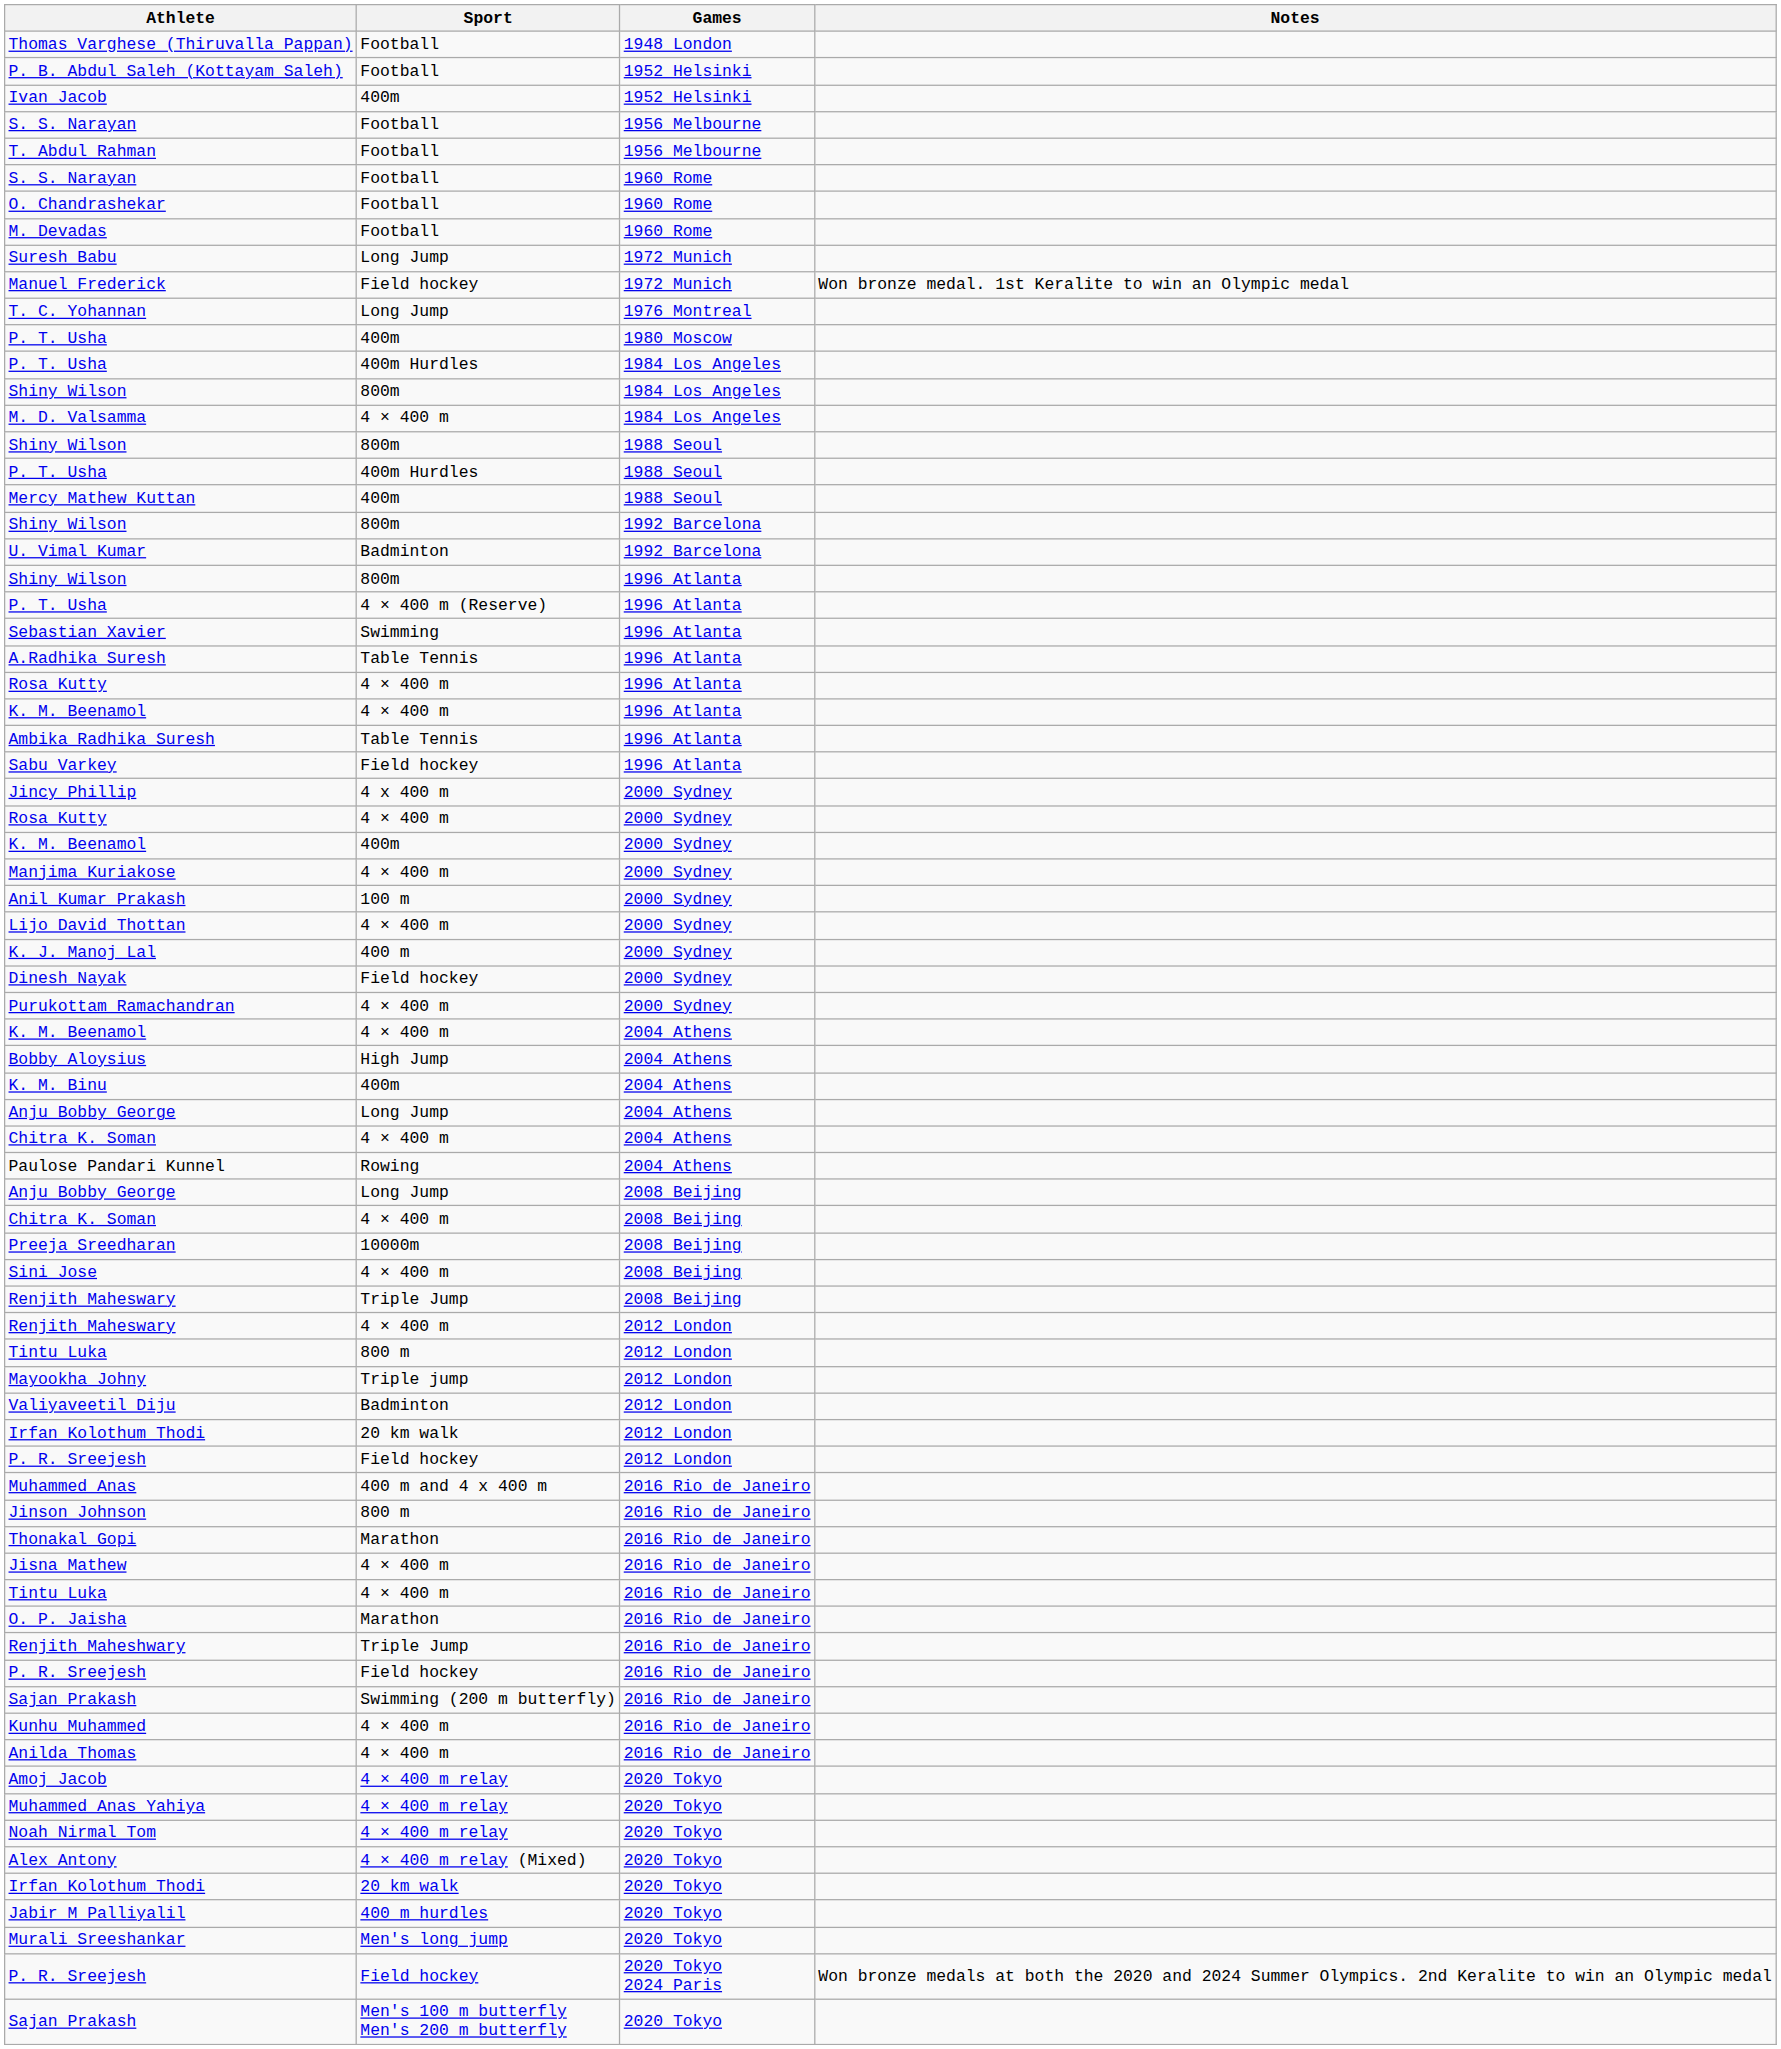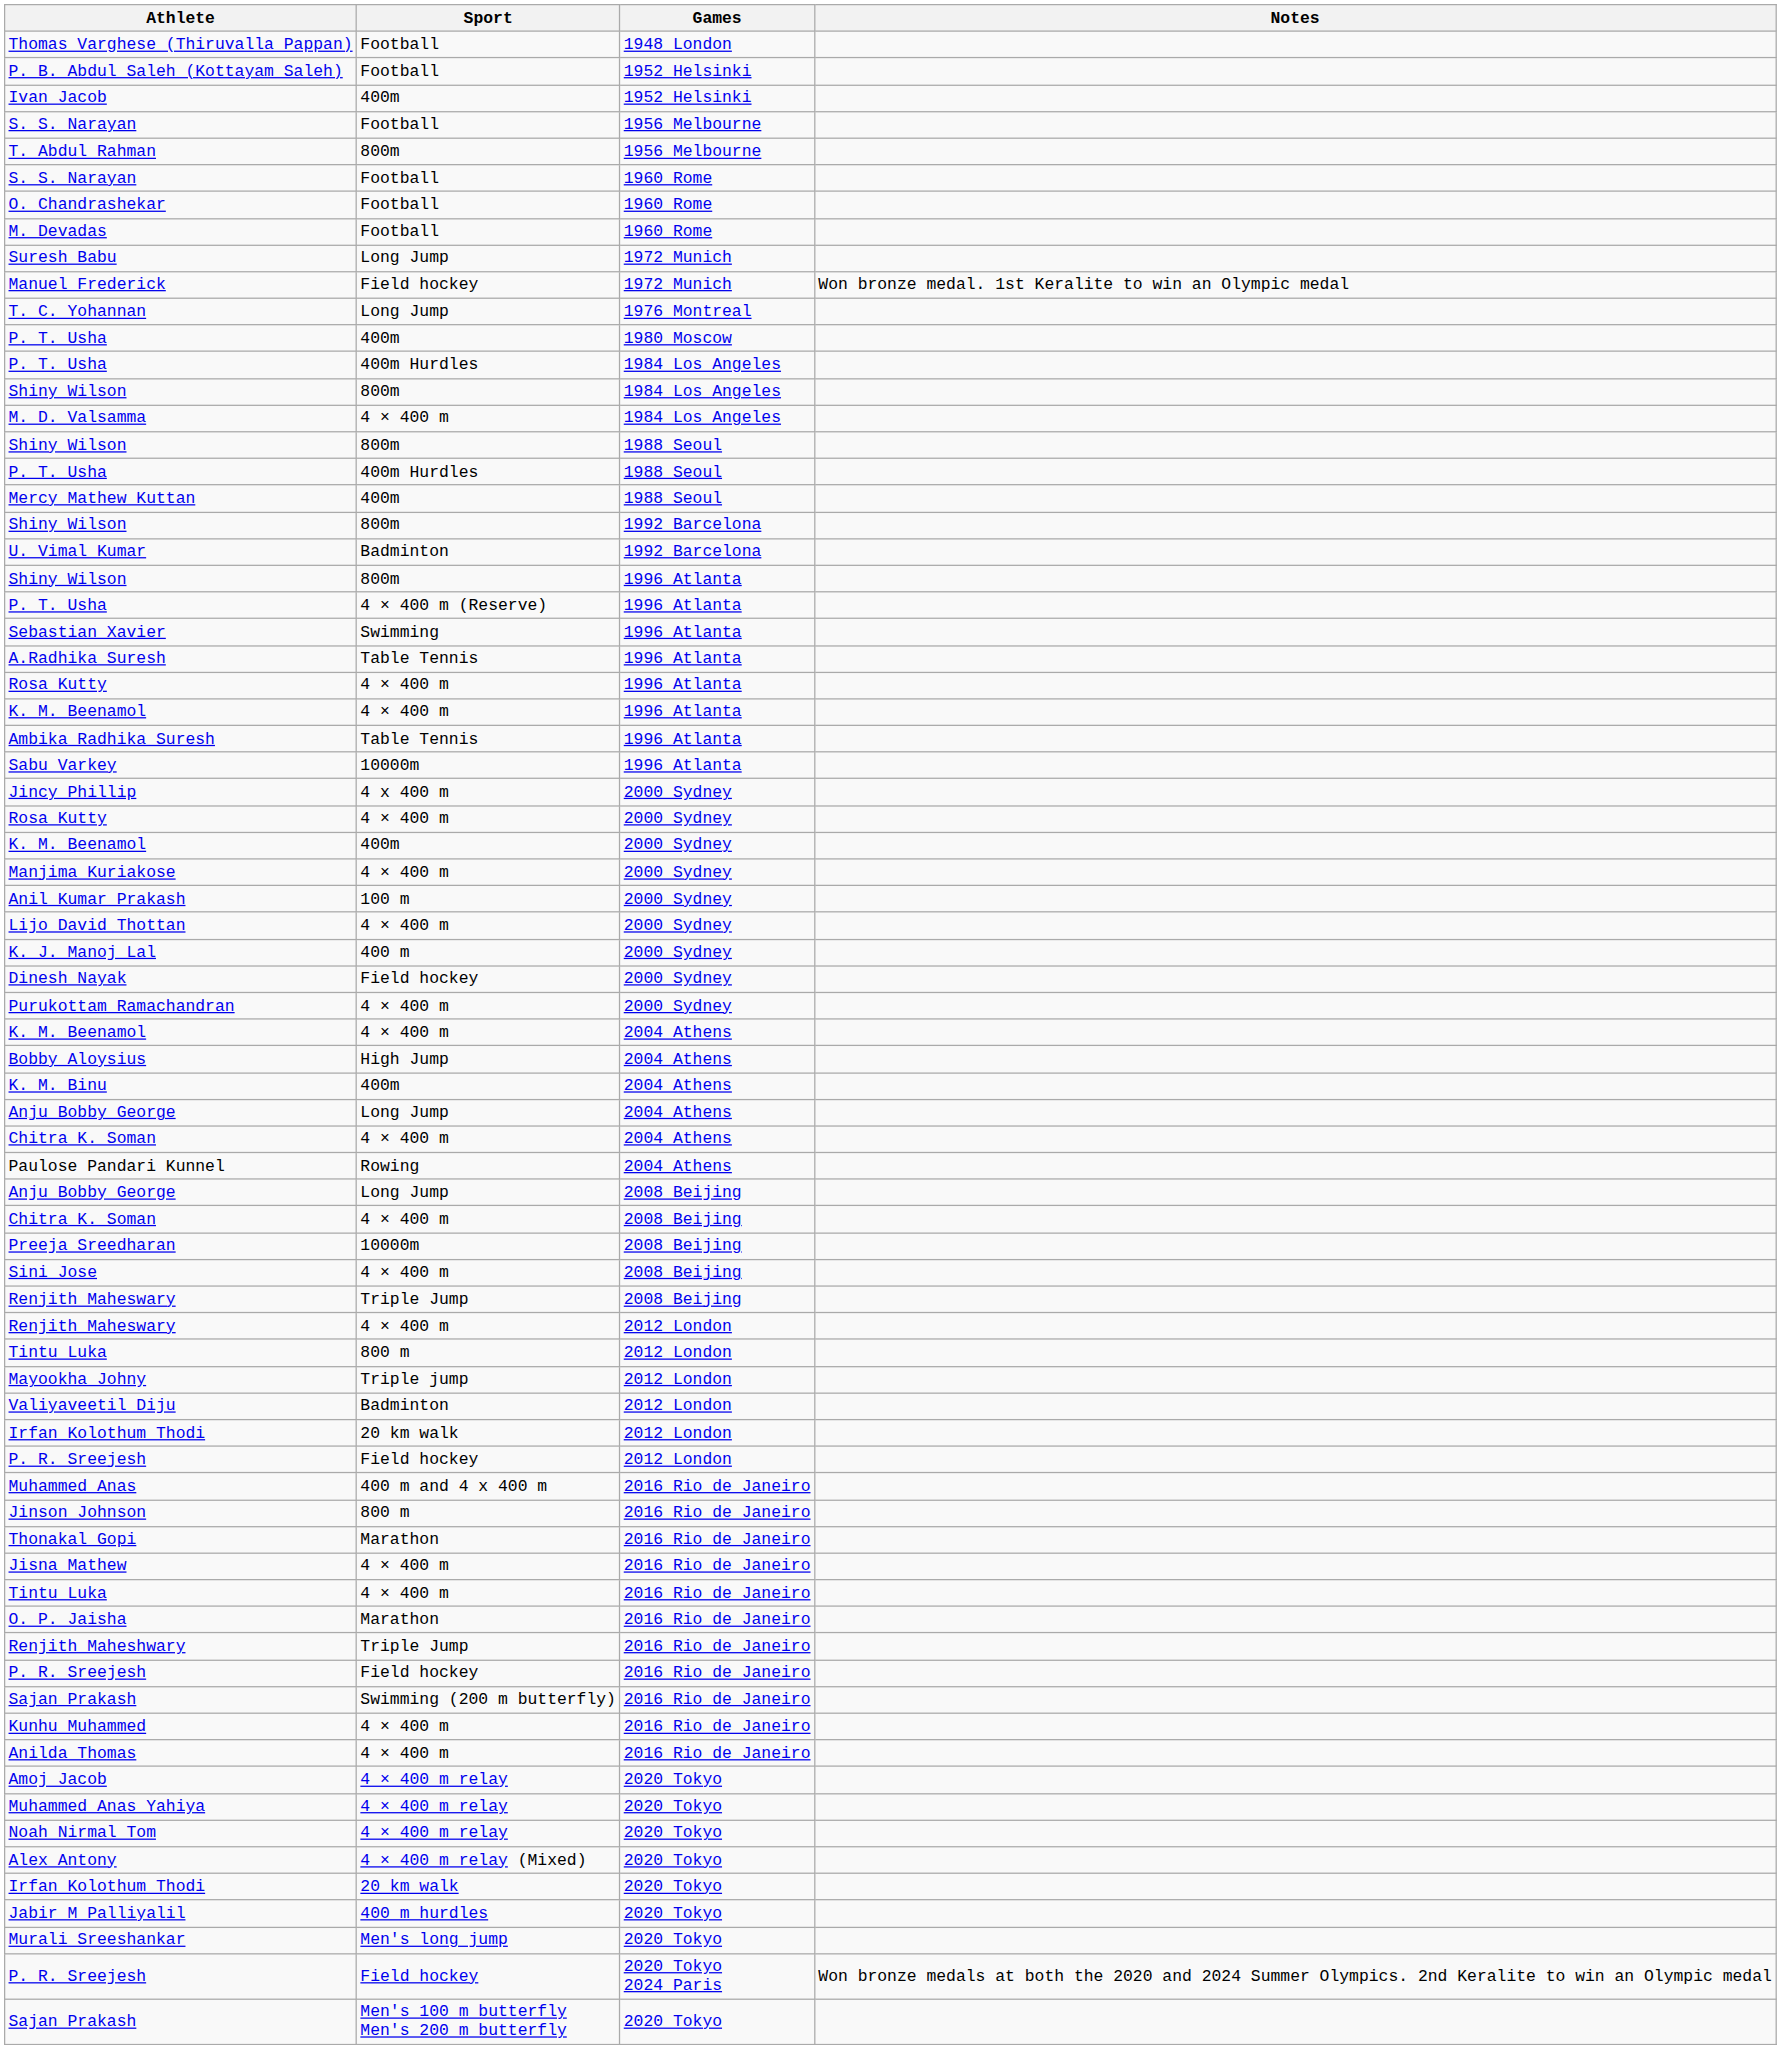(400, 151) Football -> (380, 151) 800m
(419, 765) Field hockey -> (390, 765) 10000m
